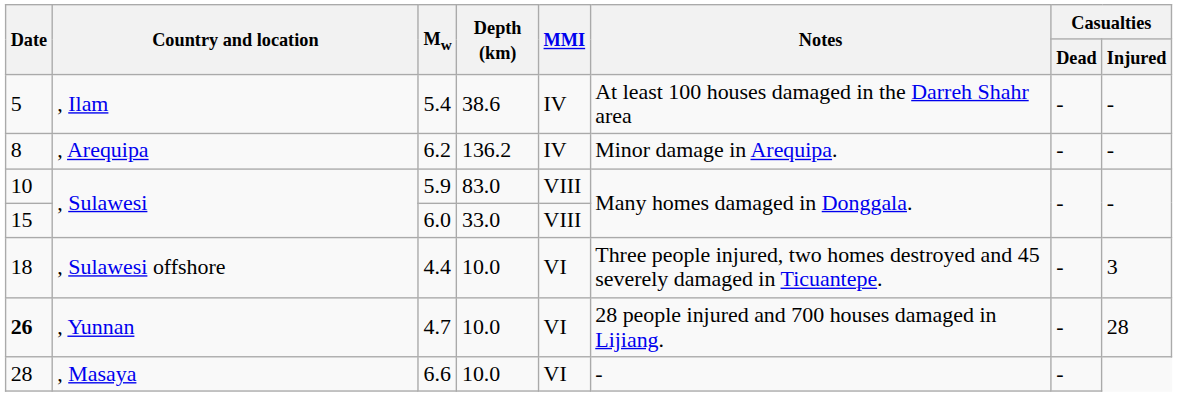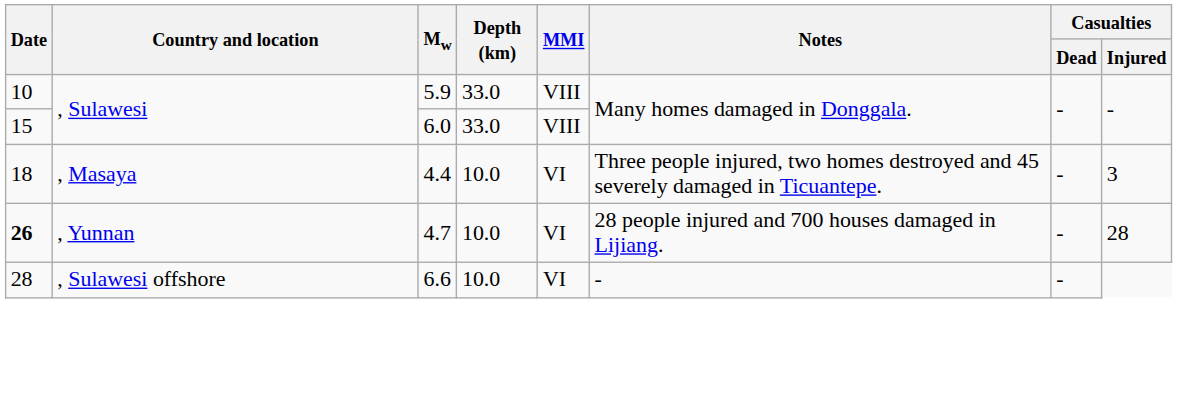- row: (437, 103)
- row: (437, 150)
(481, 185) 83.0 -> (481, 91) 33.0
(141, 267) , Sulawesi offshore -> (97, 173) , Masaya
(97, 373) , Masaya -> (141, 279) , Sulawesi offshore
